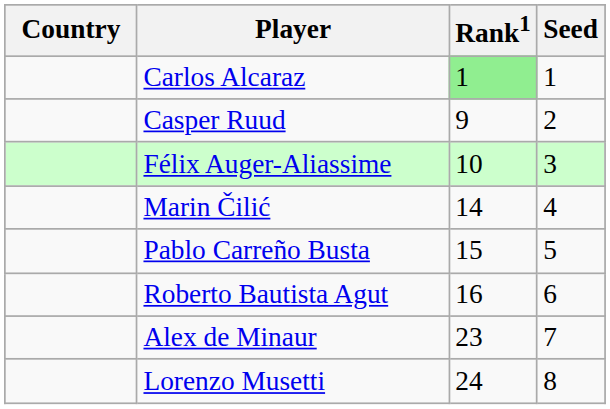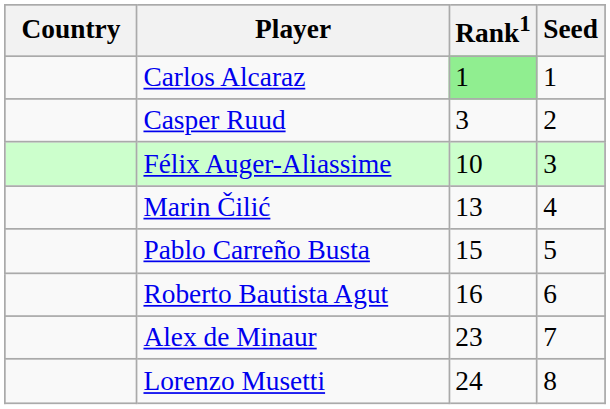(462, 120) 9 -> (462, 120) 3
(469, 207) 14 -> (469, 207) 13
